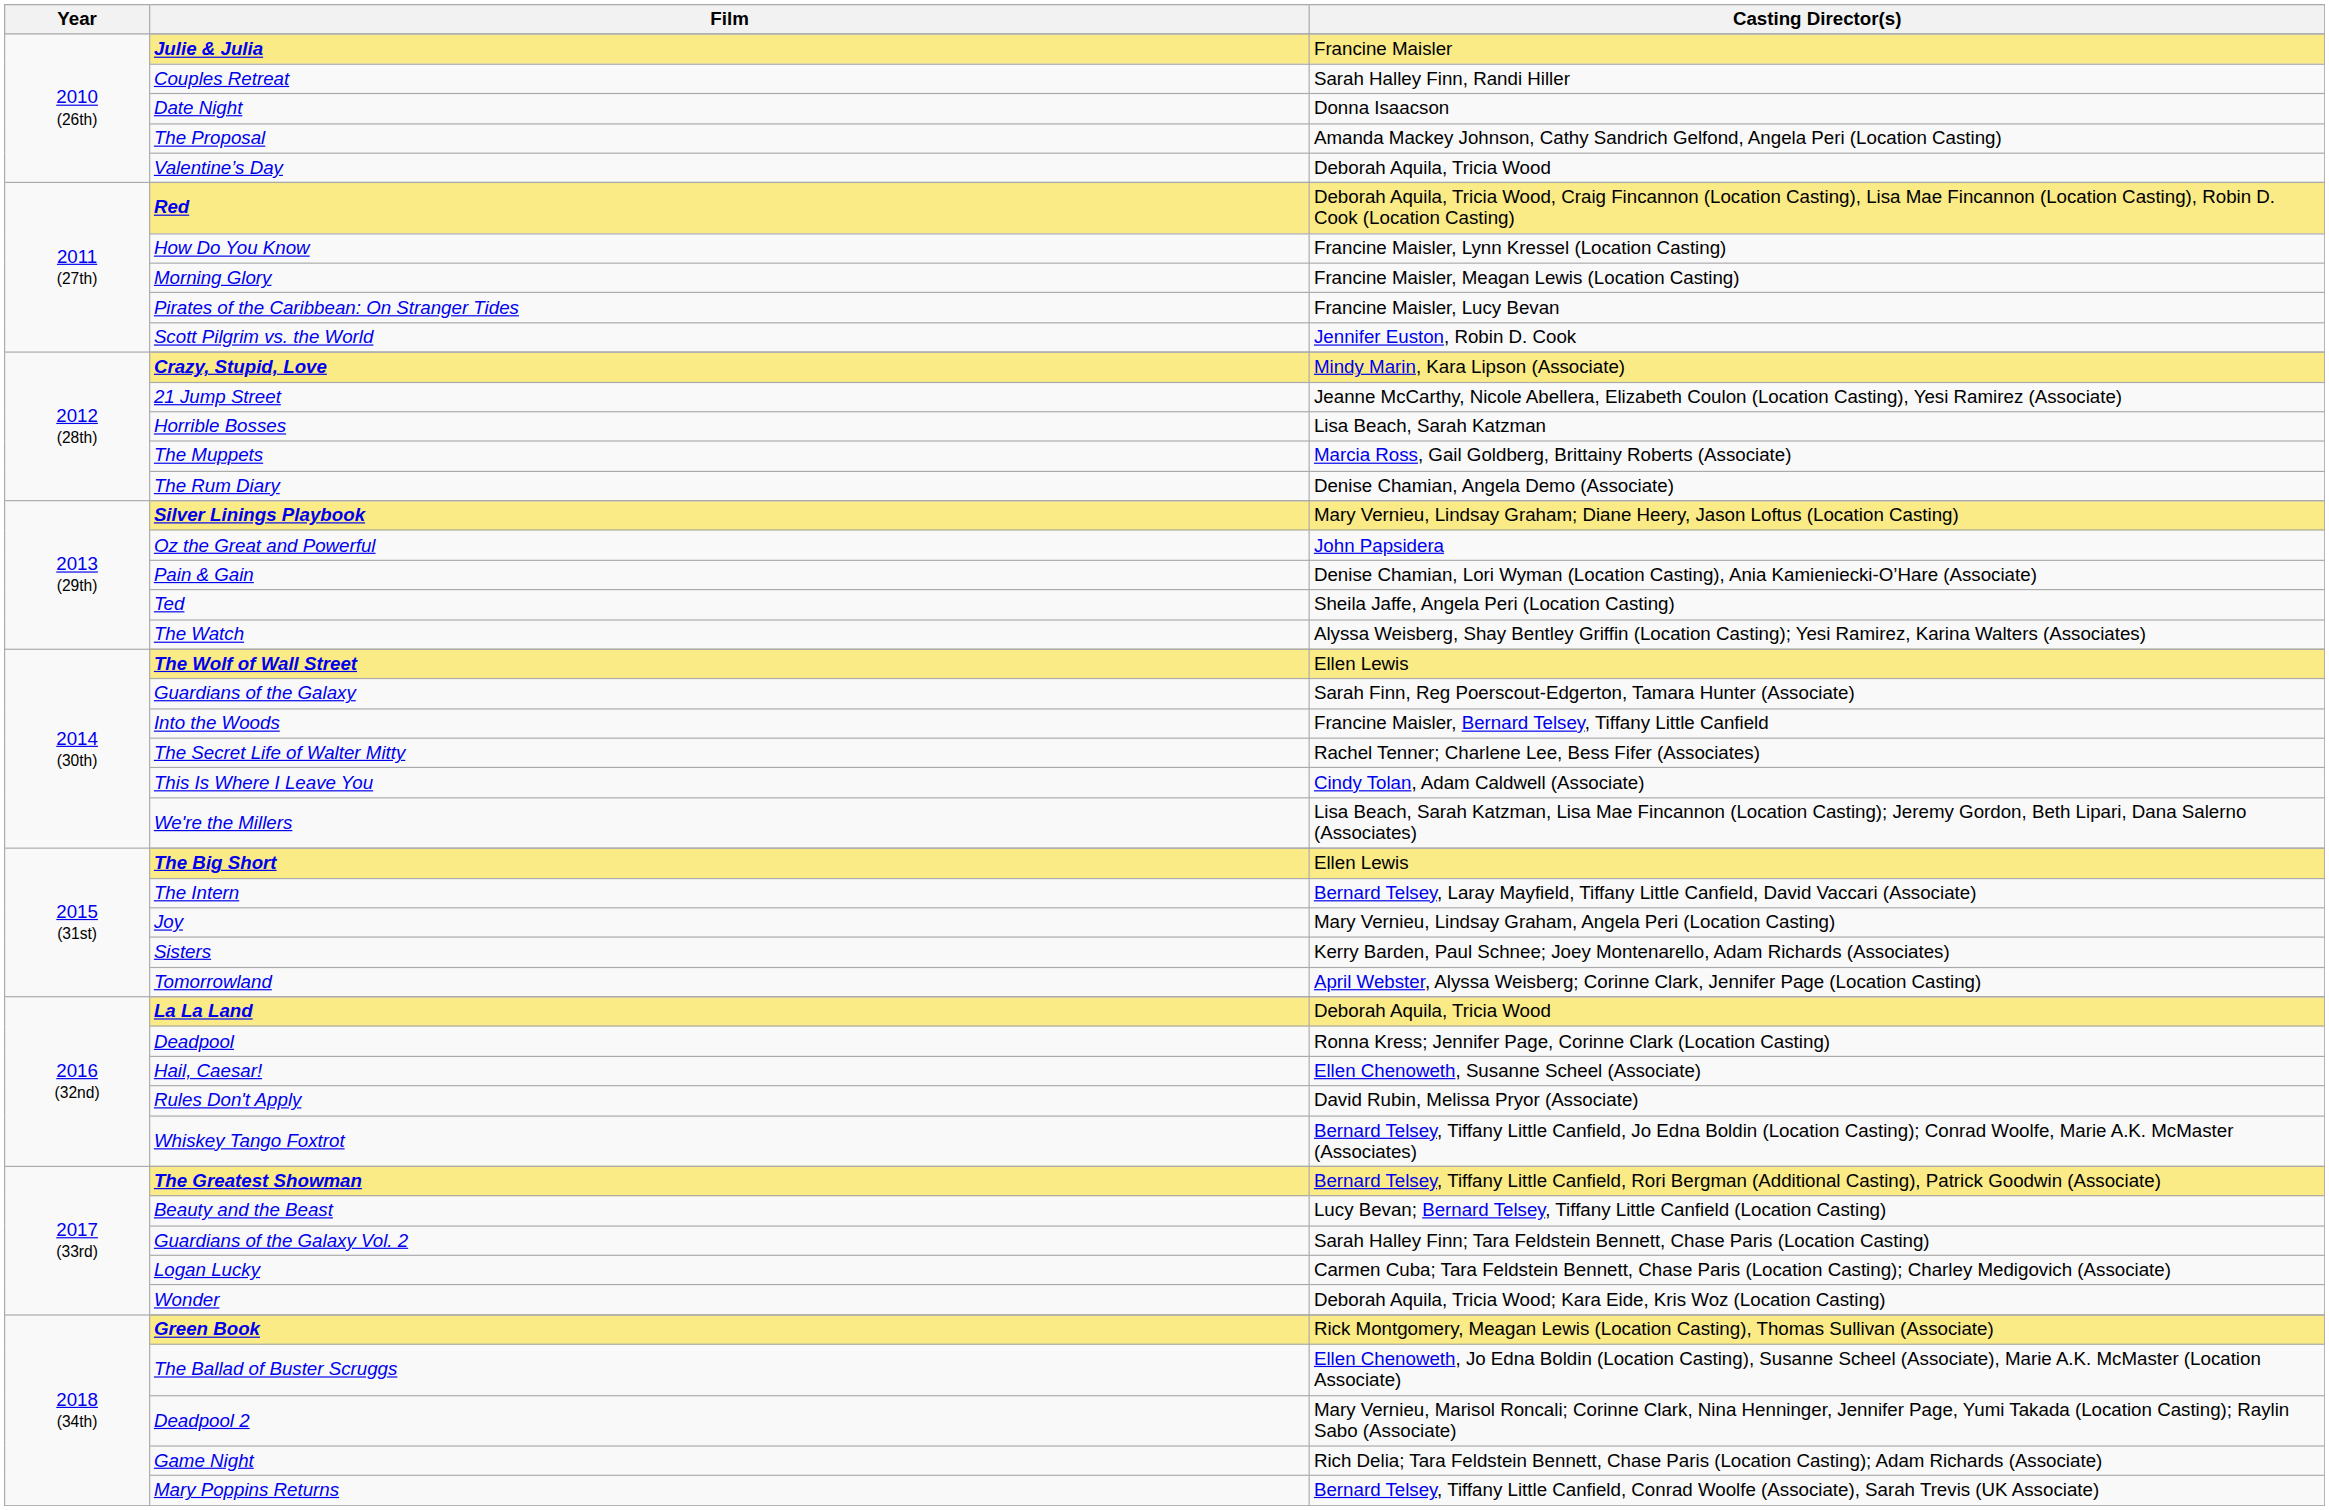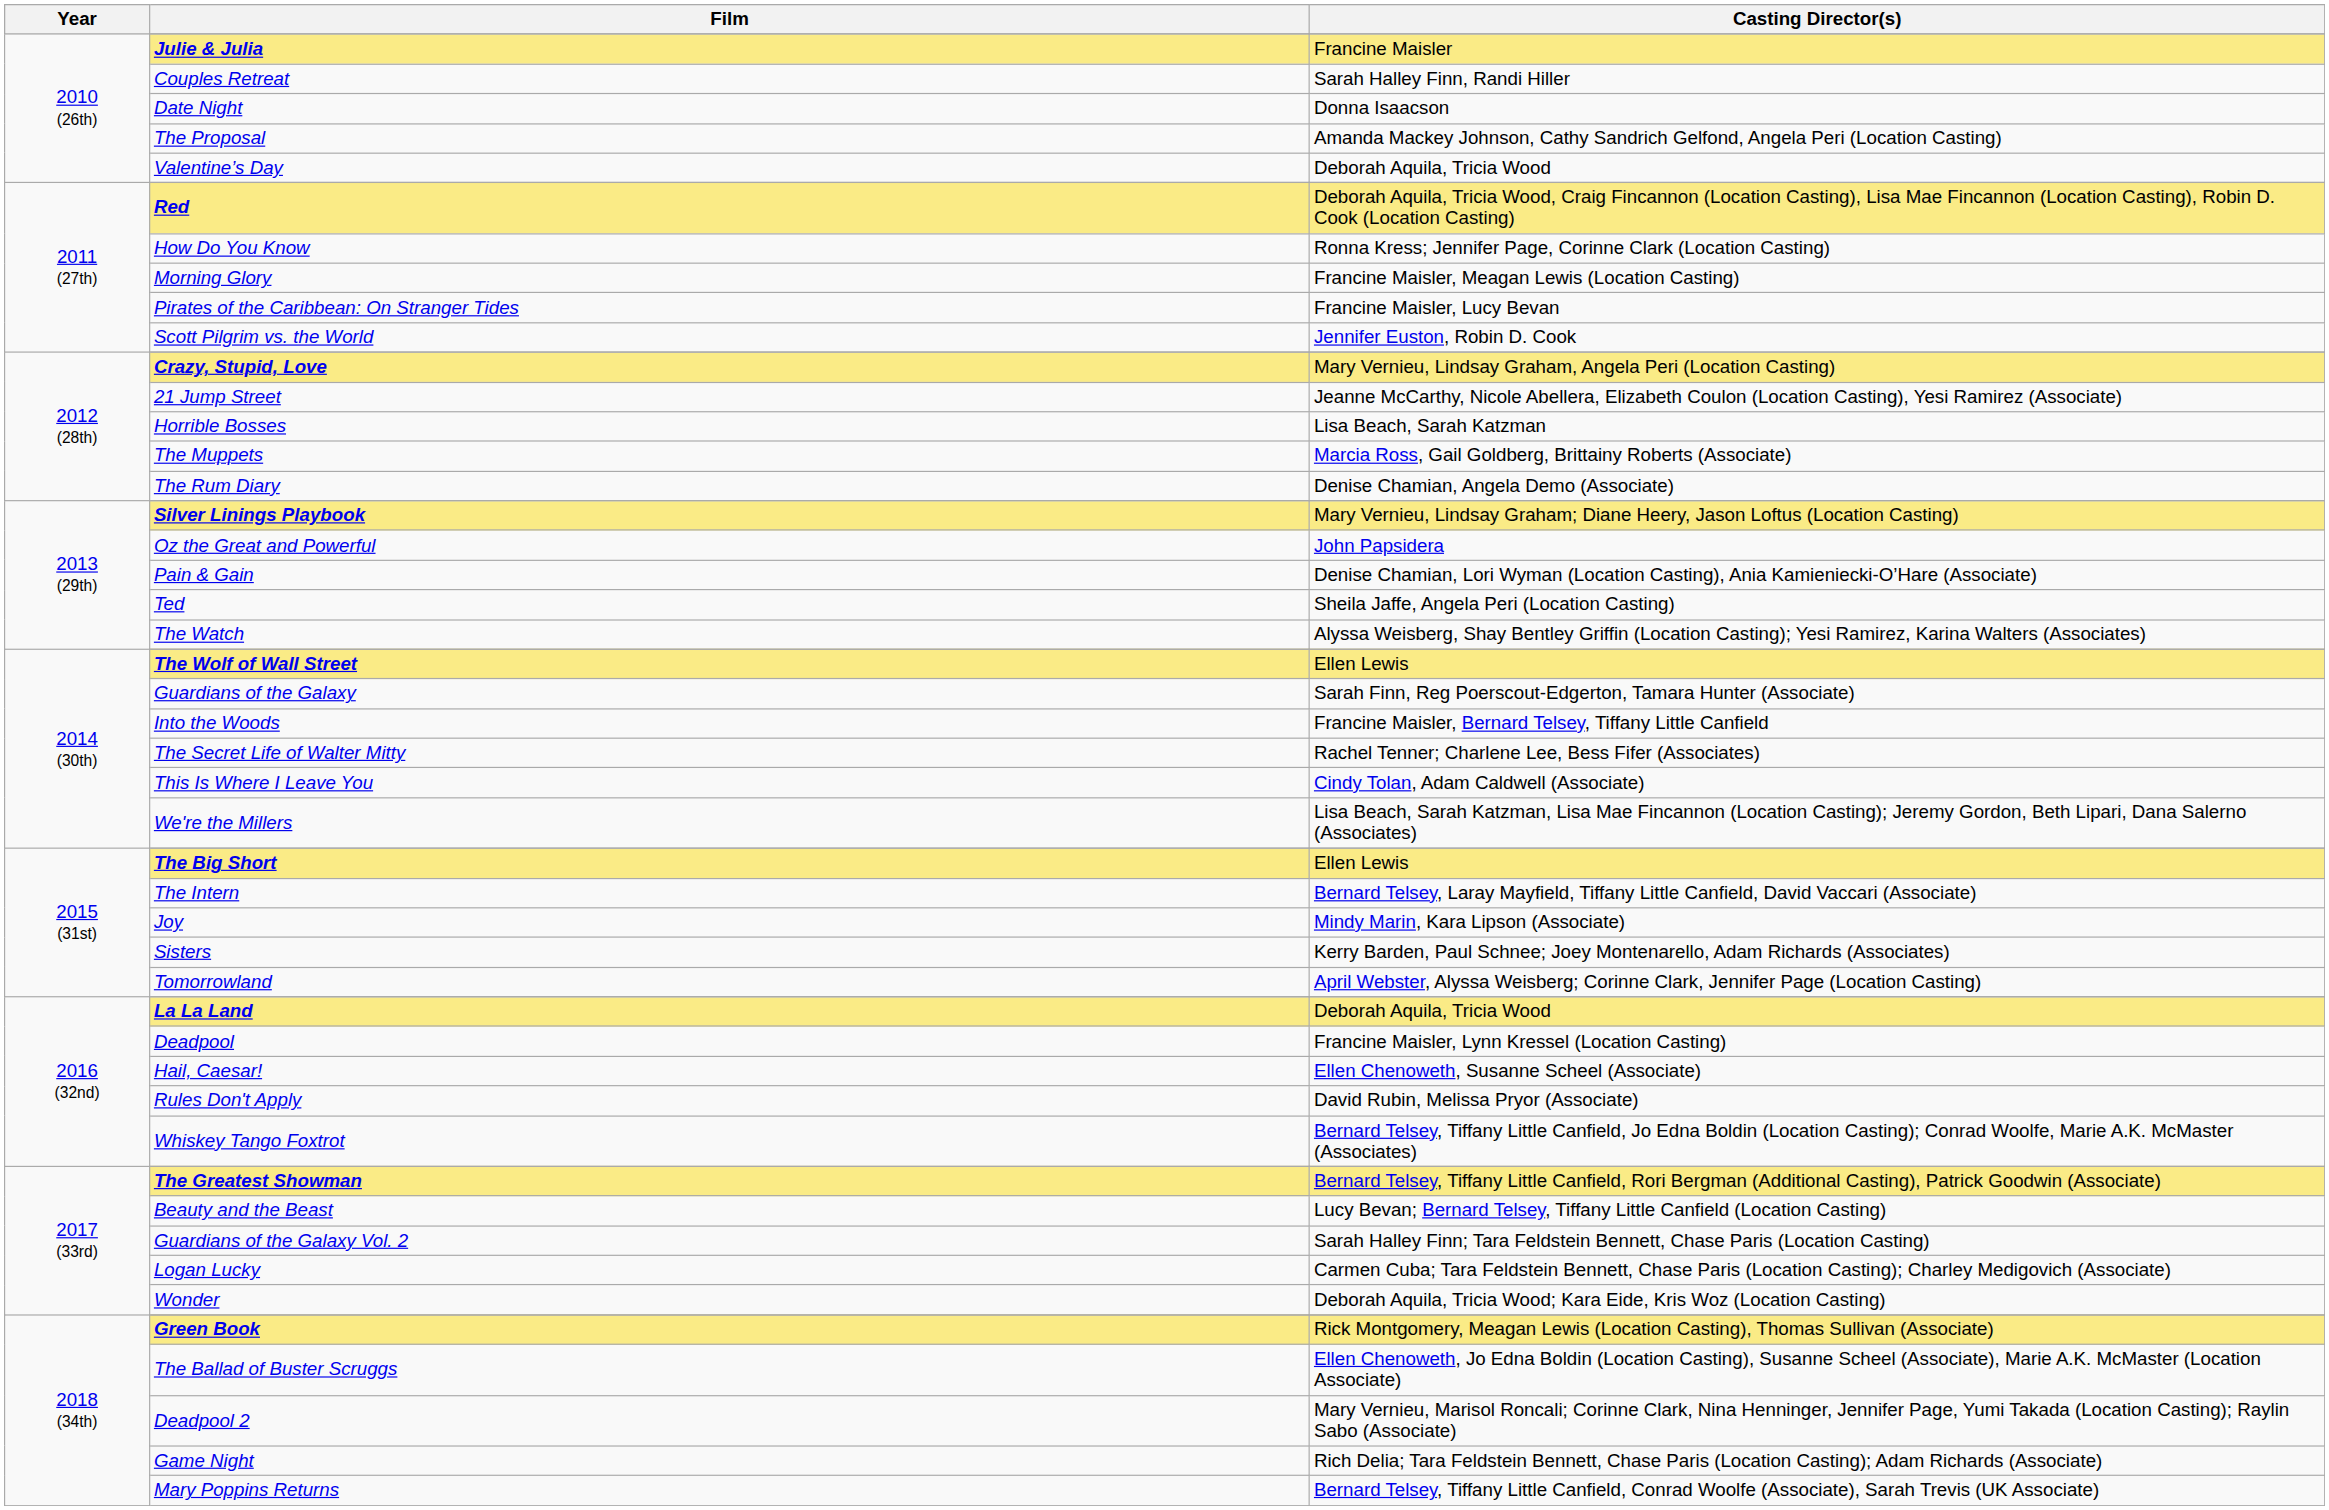(1520, 248) Francine Maisler, Lynn Kressel (Location Casting) -> (1572, 248) Ronna Kress; Jennifer Page, Corinne Clark (Location Casting)
(1469, 366) Mindy Marin, Kara Lipson (Associate) -> (1575, 366) Mary Vernieu, Lindsay Graham, Angela Peri (Location Casting)
(1575, 922) Mary Vernieu, Lindsay Graham, Angela Peri (Location Casting) -> (1469, 922) Mindy Marin, Kara Lipson (Associate)
(1572, 1041) Ronna Kress; Jennifer Page, Corinne Clark (Location Casting) -> (1520, 1041) Francine Maisler, Lynn Kressel (Location Casting)
